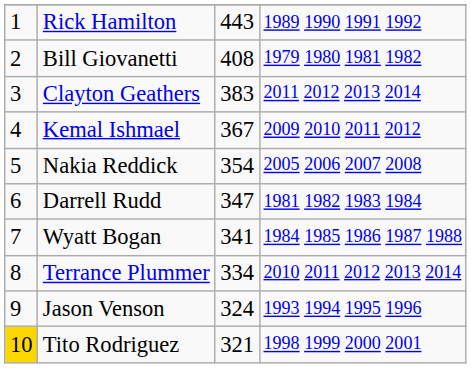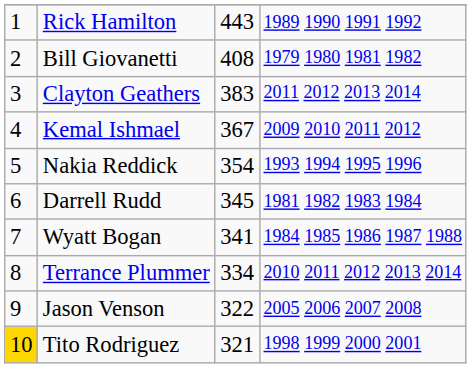(342, 165) 2005 2006 2007 2008 -> (342, 165) 1993 1994 1995 1996
(237, 201) 347 -> (237, 201) 345
(237, 308) 324 -> (237, 308) 322
(342, 308) 1993 1994 1995 1996 -> (342, 308) 2005 2006 2007 2008
